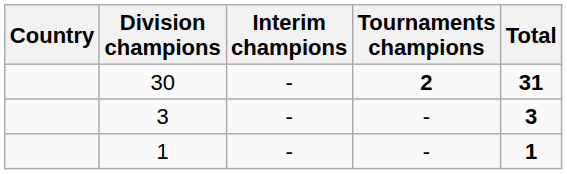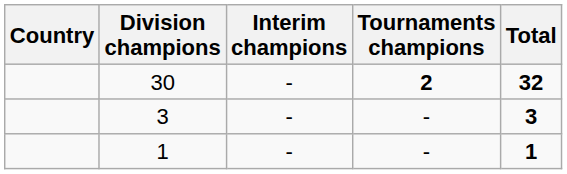(531, 82) 31 -> (531, 82) 32
